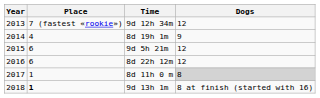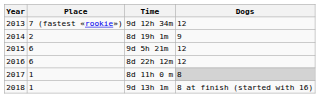(31, 36) 4 -> (31, 36) 2
(31, 87) bold -> (31, 87) normal
